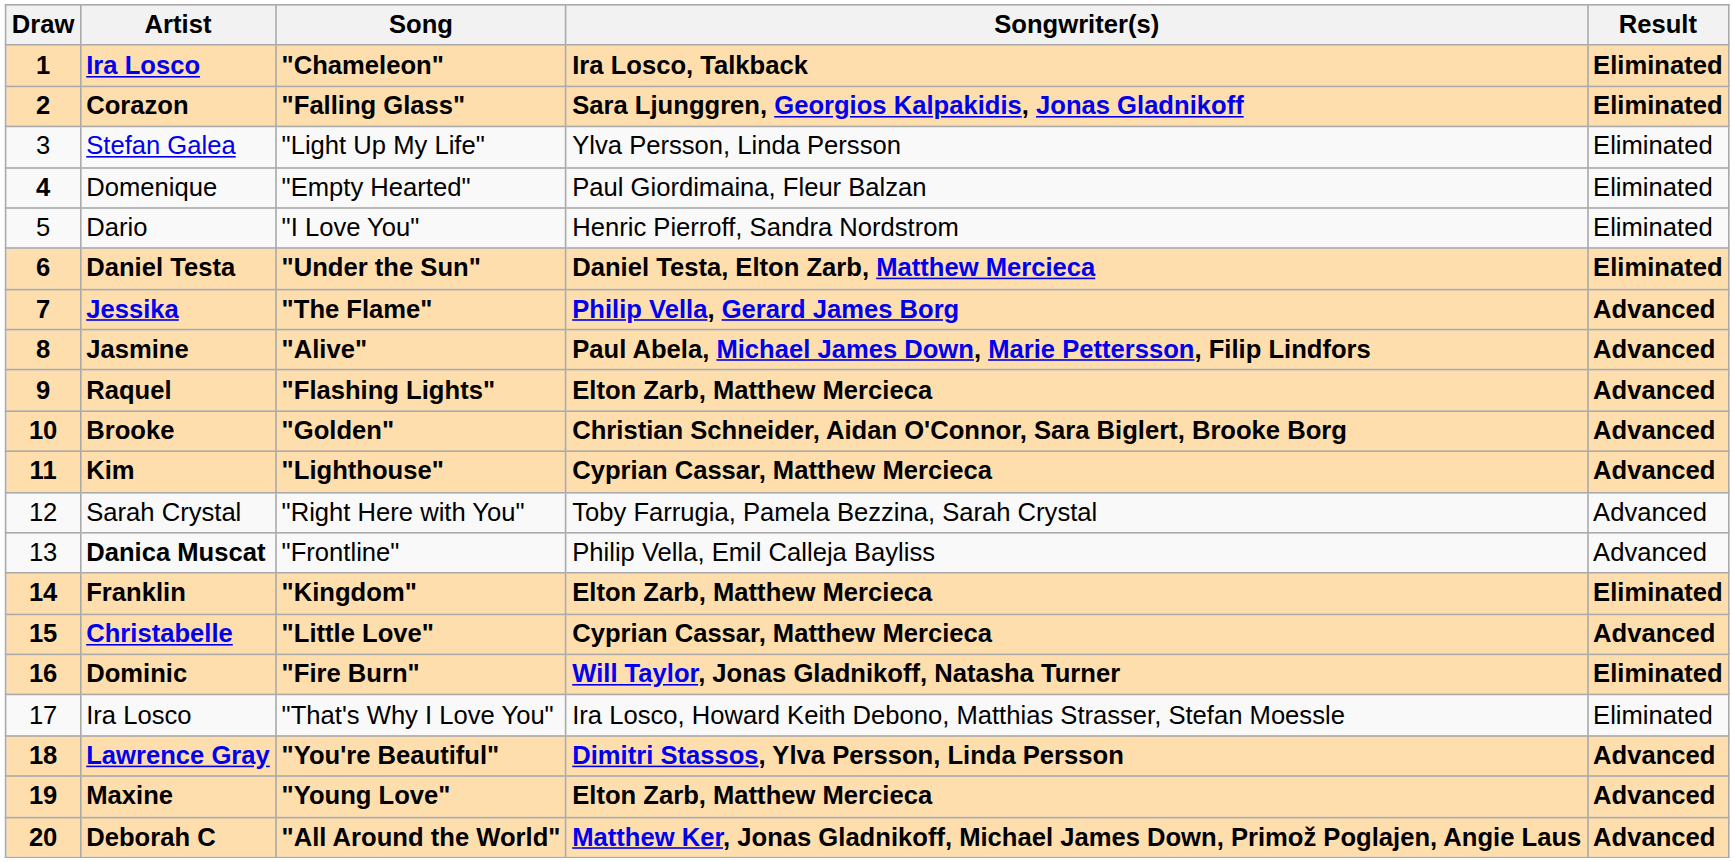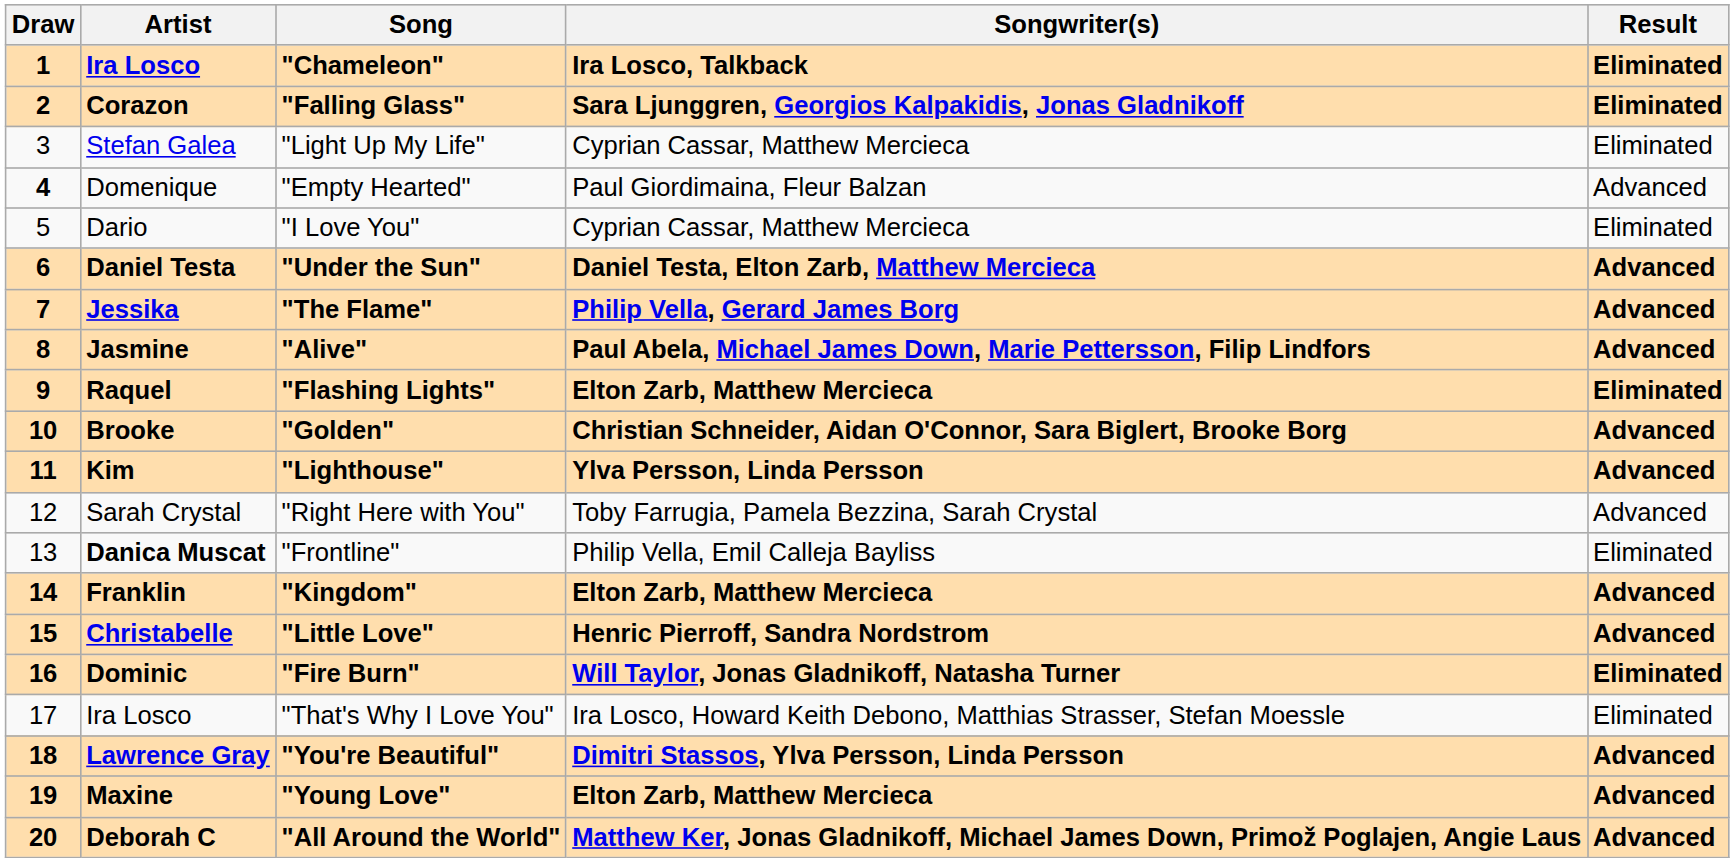(737, 146) Ylva Persson, Linda Persson -> (771, 146) Cyprian Cassar, Matthew Mercieca
(1653, 187) Eliminated -> (1650, 187) Advanced
(765, 227) Henric Pierroff, Sandra Nordstrom -> (771, 227) Cyprian Cassar, Matthew Mercieca
(1658, 268) Eliminated -> (1654, 268) Advanced
(1654, 390) Advanced -> (1658, 390) Eliminated
(782, 471) Cyprian Cassar, Matthew Mercieca -> (748, 471) Ylva Persson, Linda Persson
(1650, 552) Advanced -> (1653, 552) Eliminated
(1658, 593) Eliminated -> (1654, 593) Advanced
(782, 633) Cyprian Cassar, Matthew Mercieca -> (781, 633) Henric Pierroff, Sandra Nordstrom
